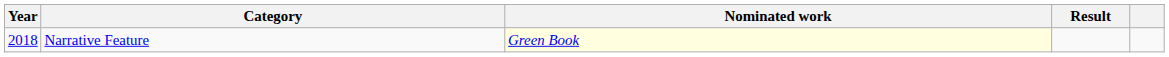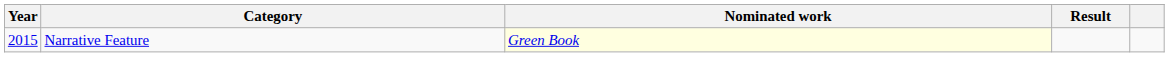(23, 39) 2018 -> (23, 39) 2015
